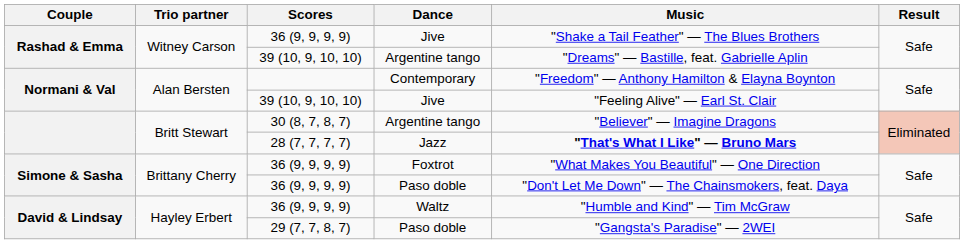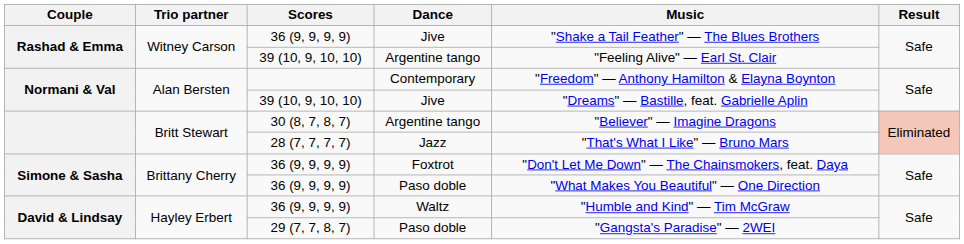(685, 57) "Dreams" — Bastille, feat. Gabrielle Aplin -> (685, 57) "Feeling Alive" — Earl St. Clair
(685, 100) "Feeling Alive" — Earl St. Clair -> (685, 100) "Dreams" — Bastille, feat. Gabrielle Aplin
(685, 143) bold -> (685, 143) normal
(685, 164) "What Makes You Beautiful" — One Direction -> (685, 164) "Don't Let Me Down" — The Chainsmokers, feat. Daya
(685, 185) "Don't Let Me Down" — The Chainsmokers, feat. Daya -> (685, 185) "What Makes You Beautiful" — One Direction
